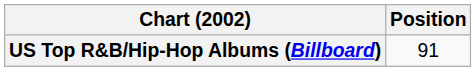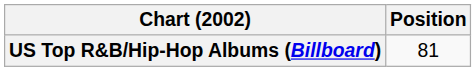(428, 50) 91 -> (428, 50) 81
